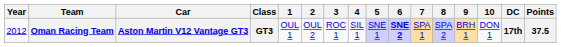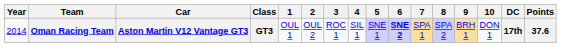(16, 30) 2012 -> (16, 30) 2014
(540, 30) 37.5 -> (540, 30) 37.6
